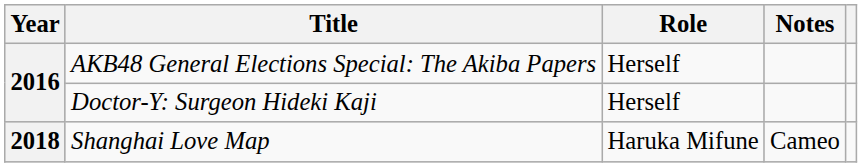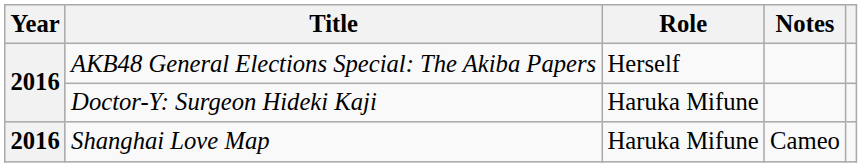(644, 102) Herself -> (683, 102) Haruka Mifune
(35, 141) 2018 -> (35, 141) 2016
